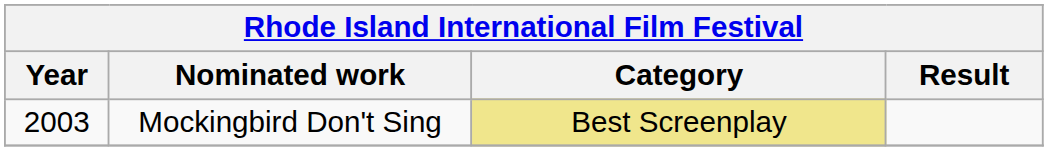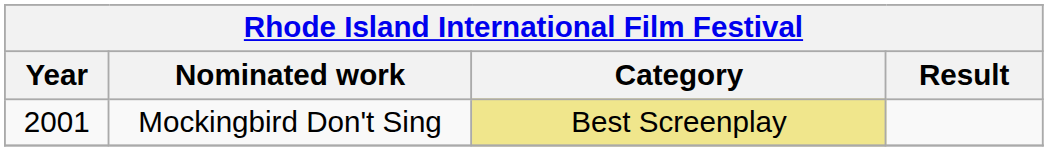(57, 121) 2003 -> (57, 121) 2001
